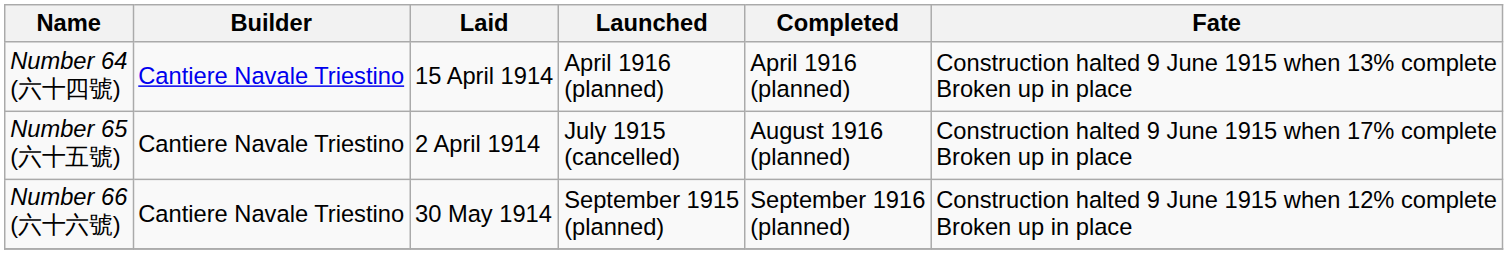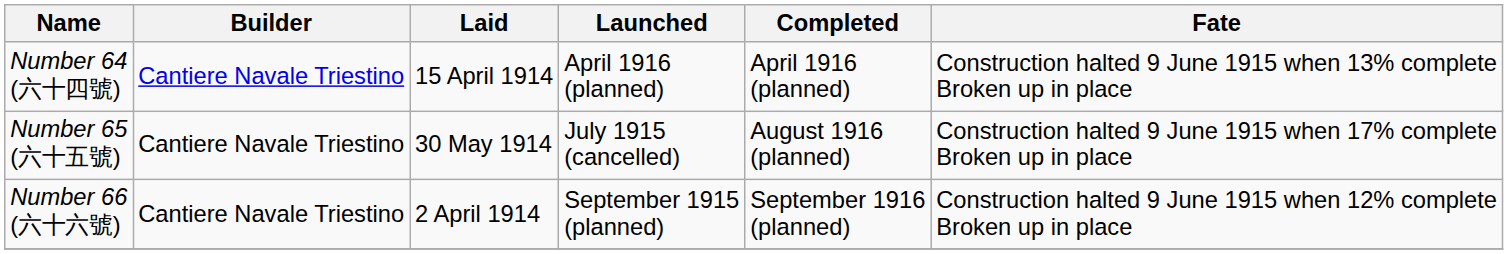(478, 145) 2 April 1914 -> (484, 145) 30 May 1914
(484, 213) 30 May 1914 -> (478, 213) 2 April 1914
